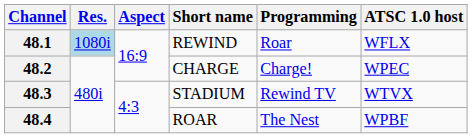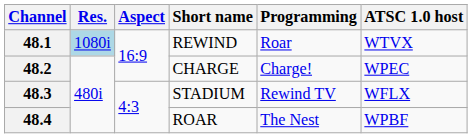(387, 42) WFLX -> (389, 42) WTVX
(389, 94) WTVX -> (387, 94) WFLX
